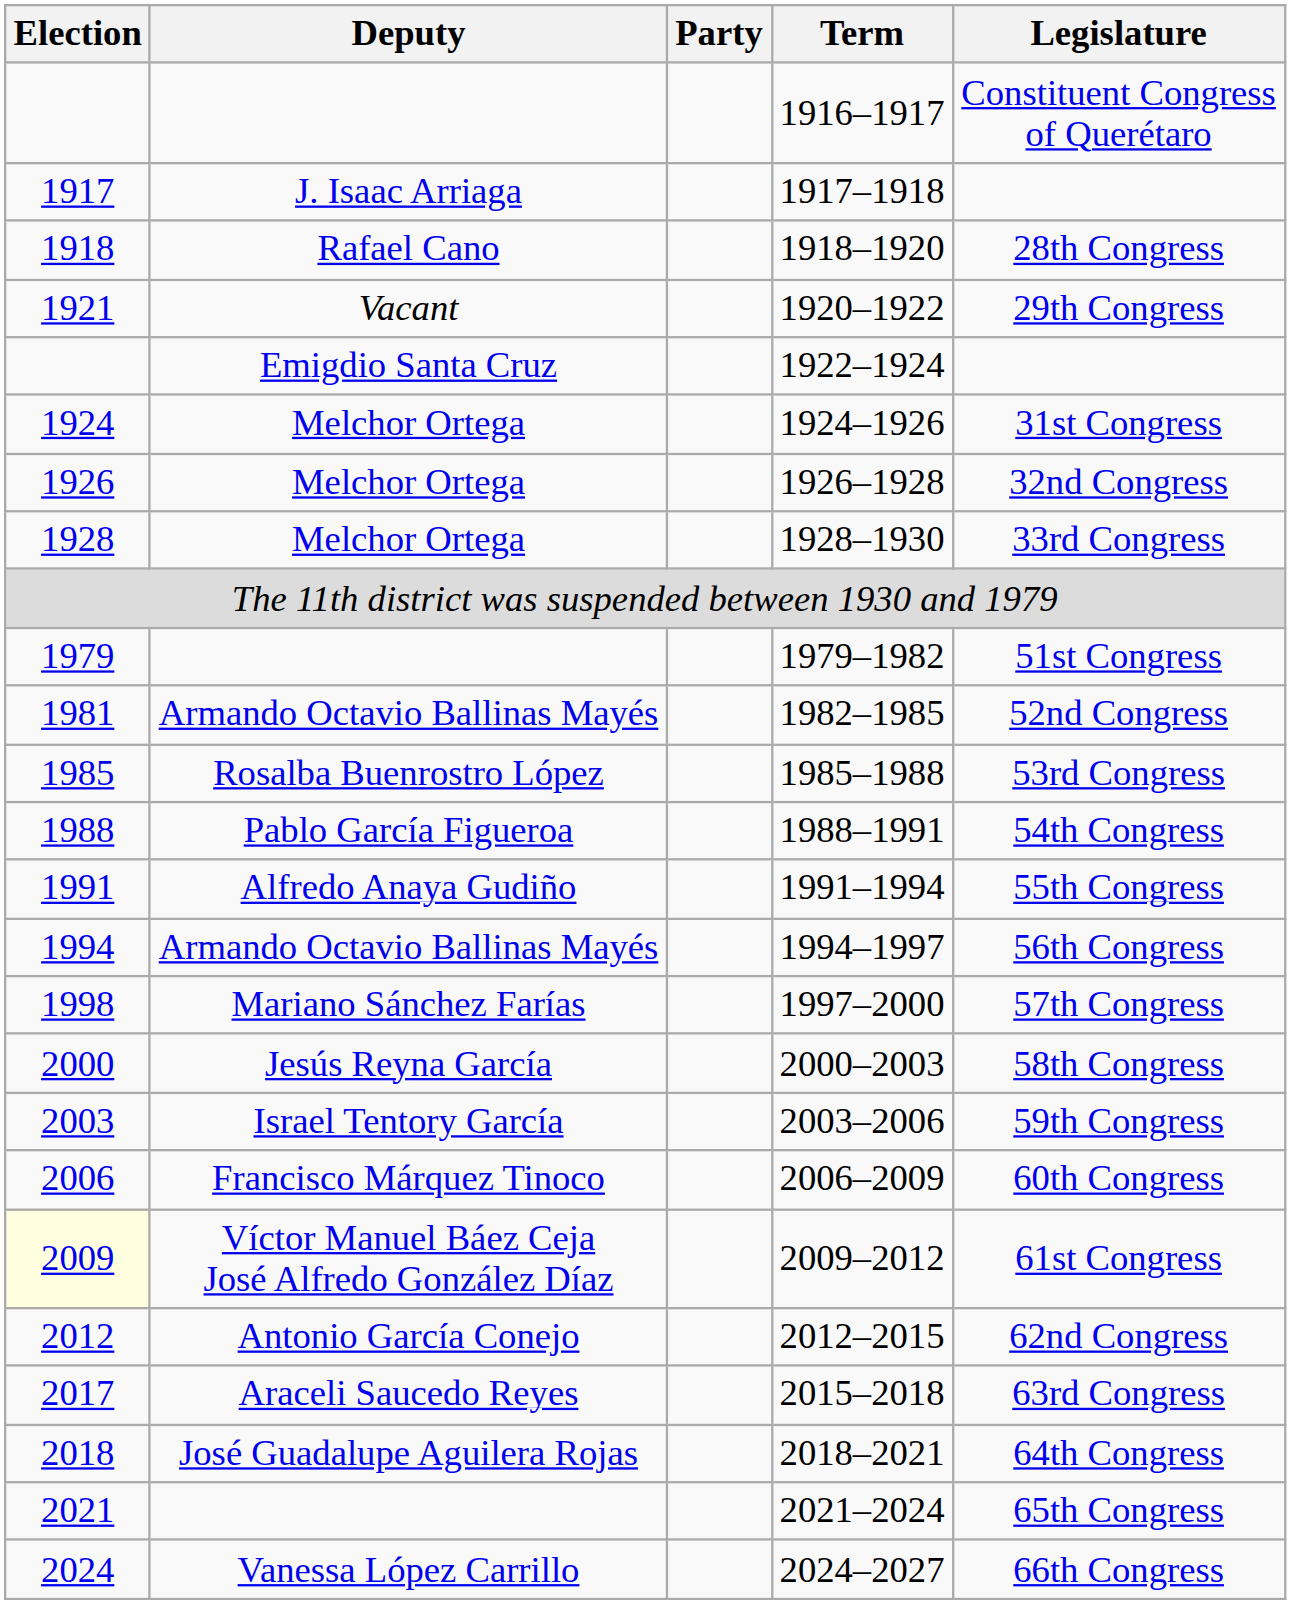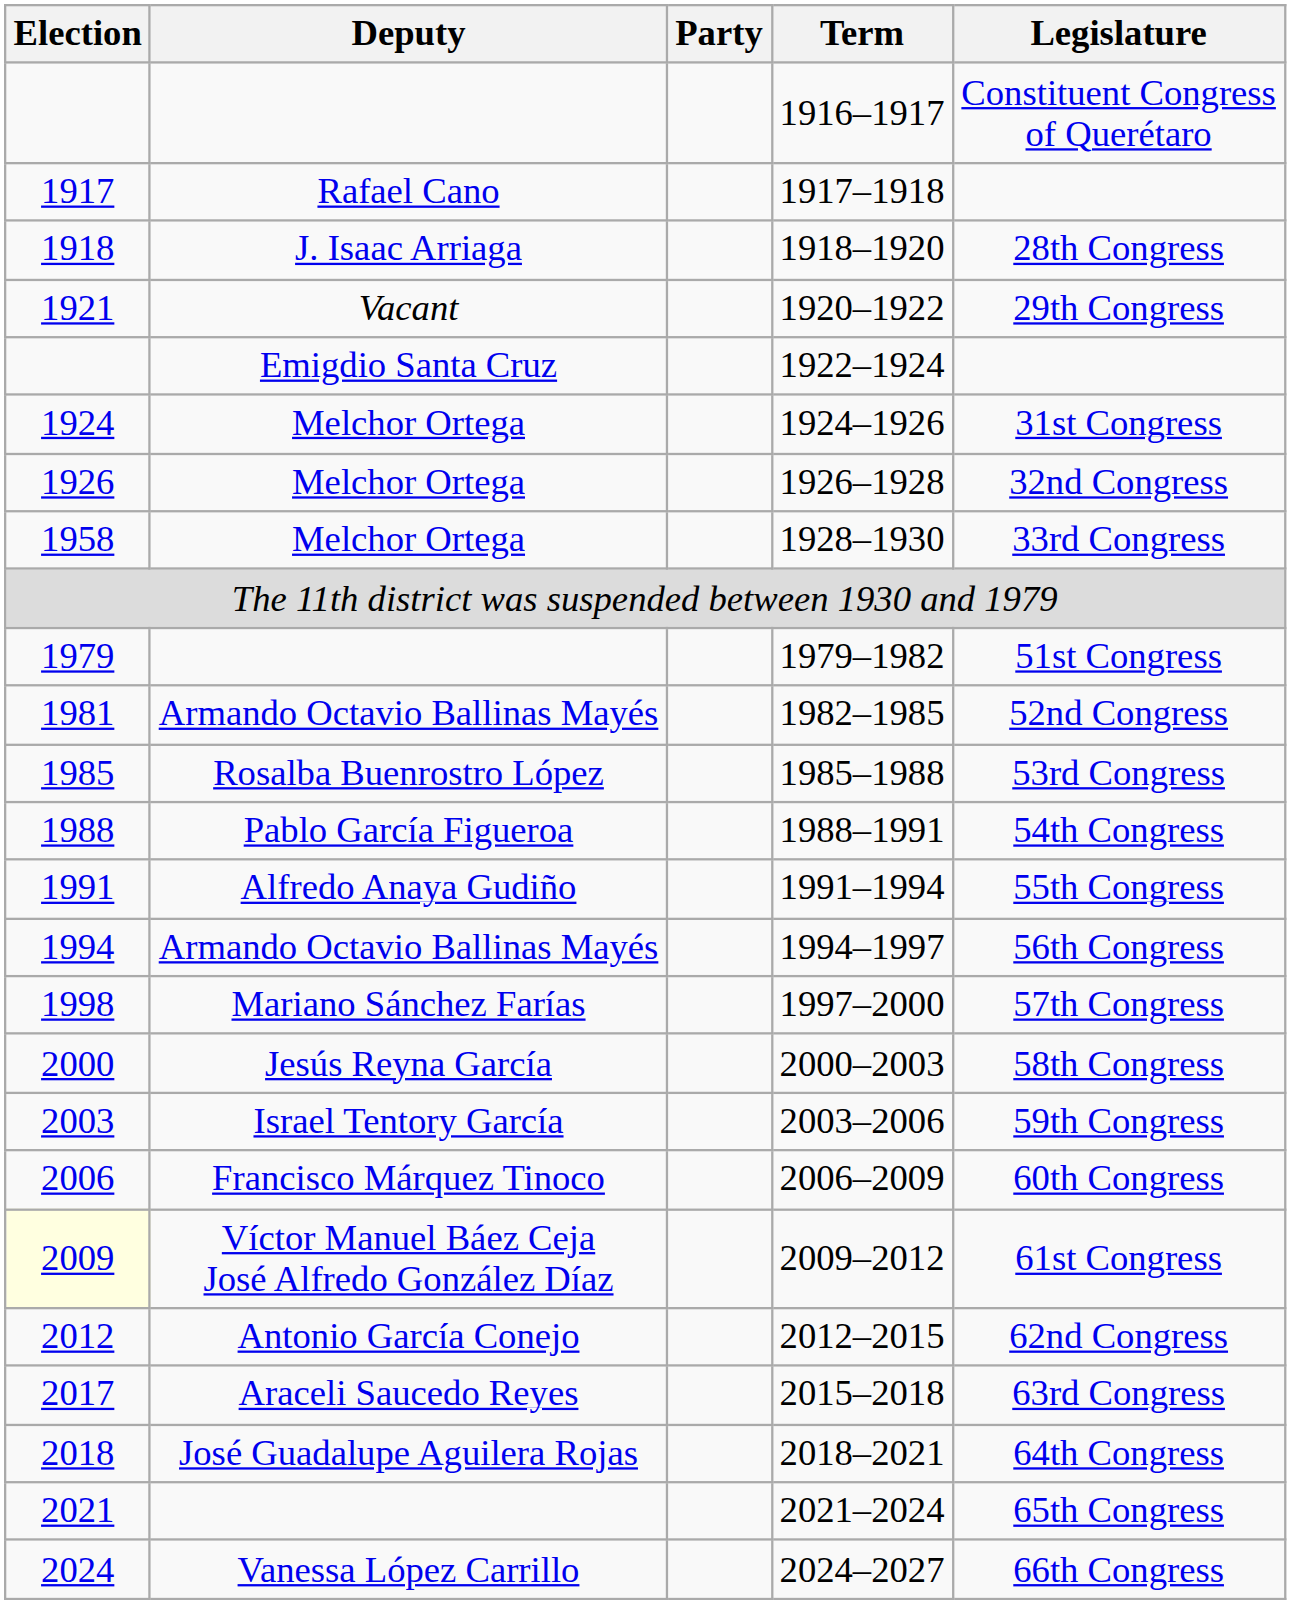(409, 190) J. Isaac Arriaga -> (409, 190) Rafael Cano
(409, 249) Rafael Cano -> (409, 249) J. Isaac Arriaga
(78, 539) 1928 -> (78, 539) 1958
